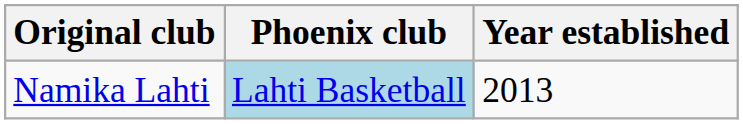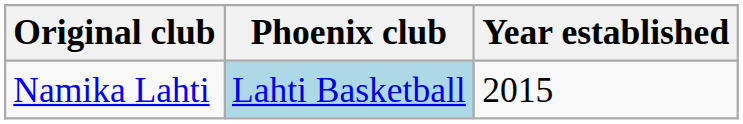(518, 88) 2013 -> (518, 88) 2015
